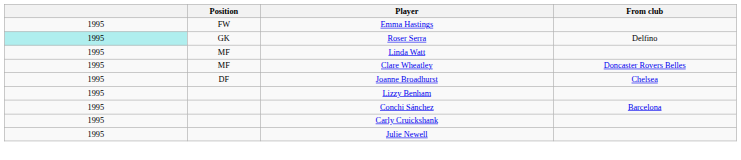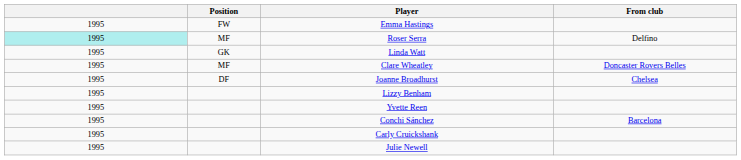(224, 38) GK -> (224, 38) MF
(224, 51) MF -> (224, 51) GK
+ row: (407, 106)
